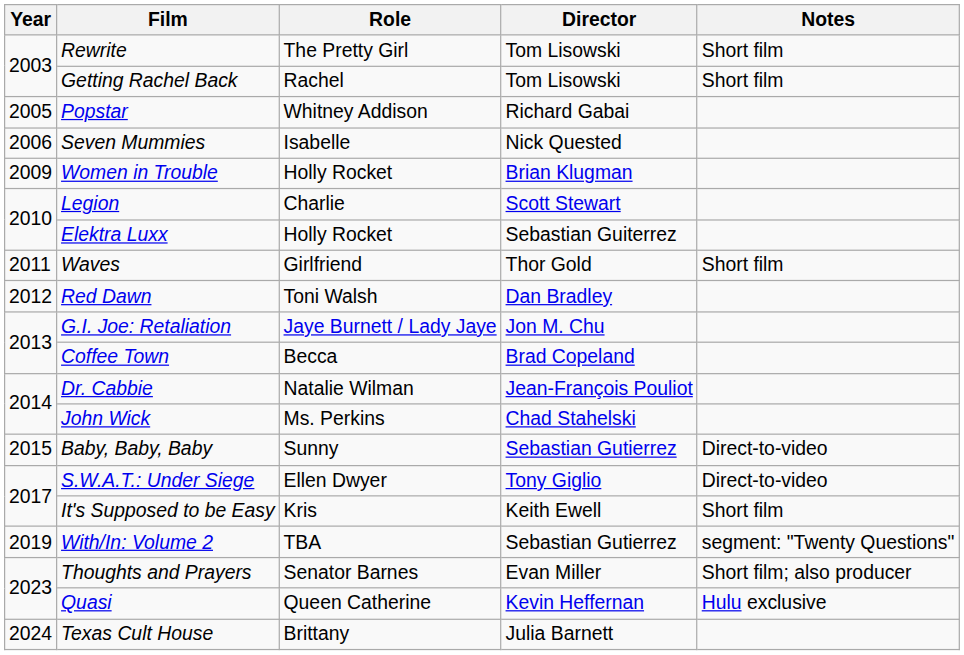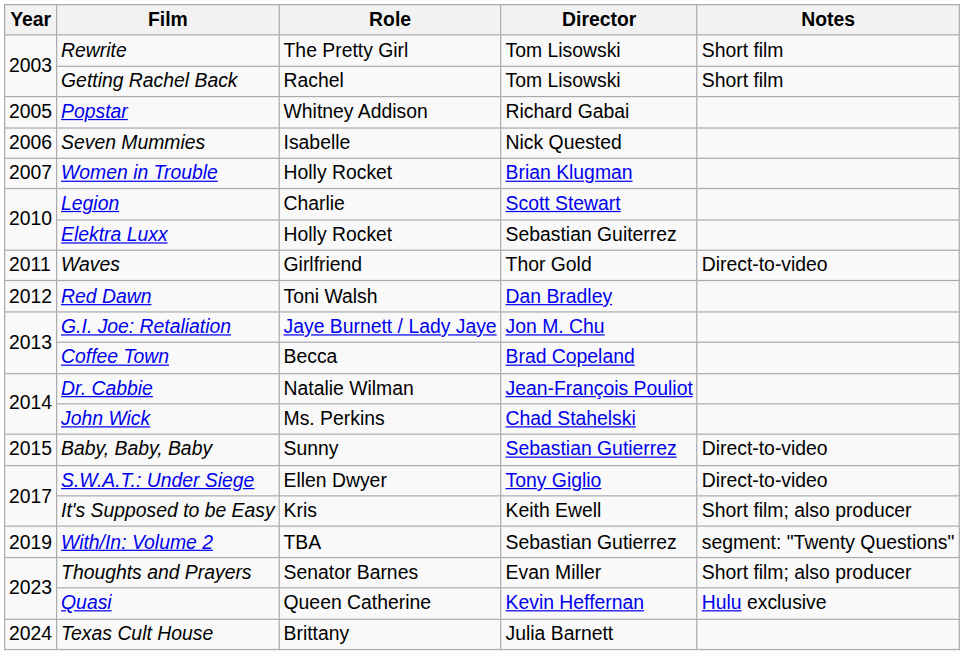(31, 173) 2009 -> (31, 173) 2007
(743, 265) Short film -> (765, 265) Direct-to-video
(743, 511) Short film -> (807, 511) Short film; also producer
